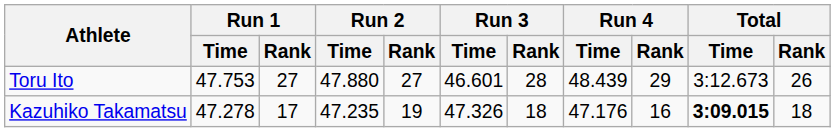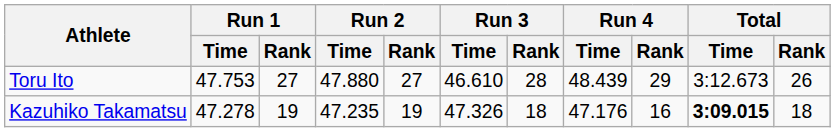(474, 81) 46.601 -> (474, 81) 46.610
(287, 112) 17 -> (287, 112) 19
